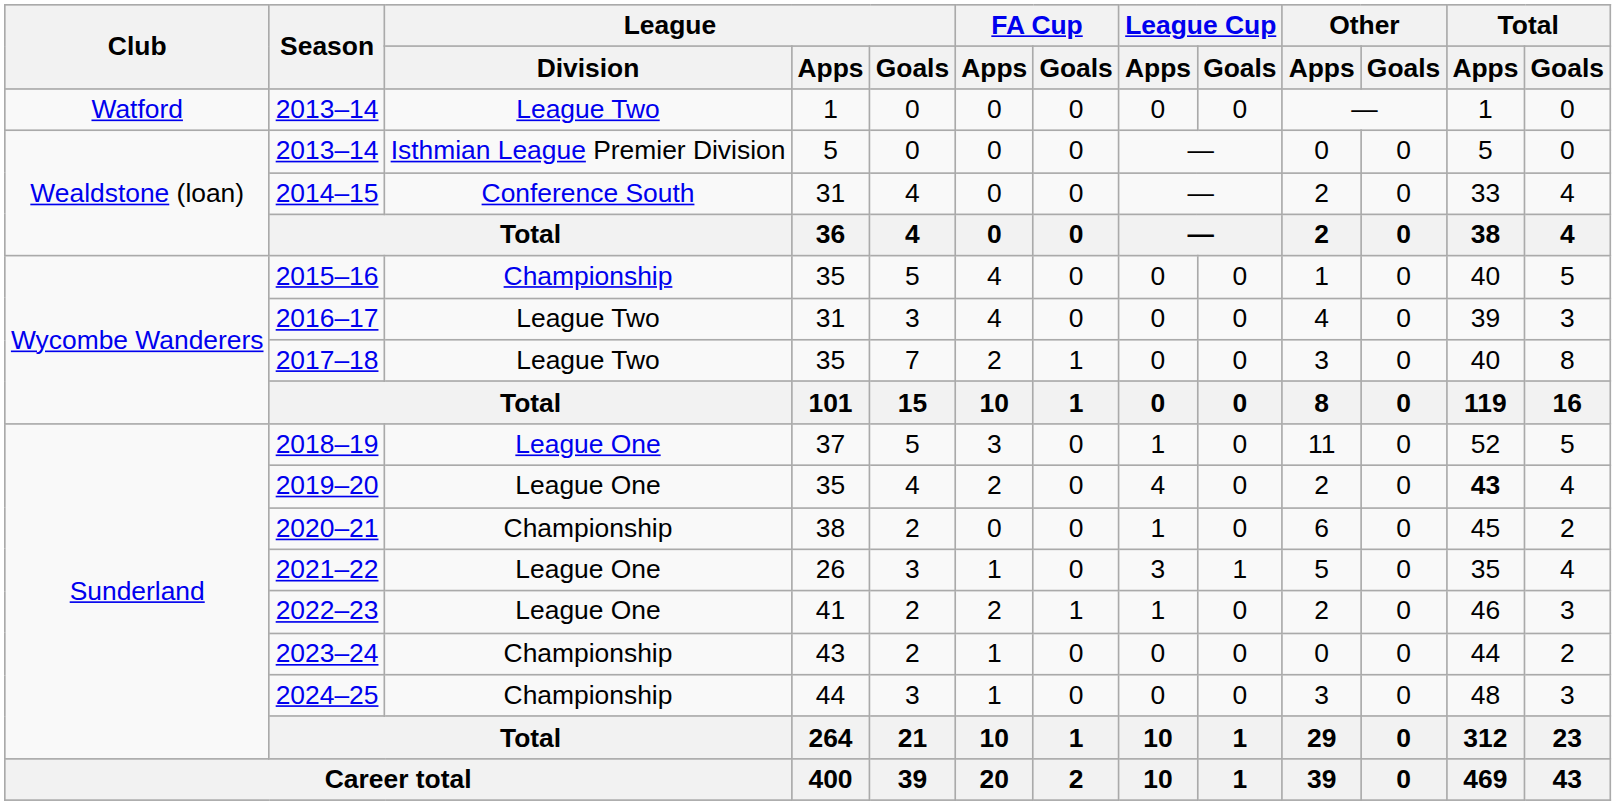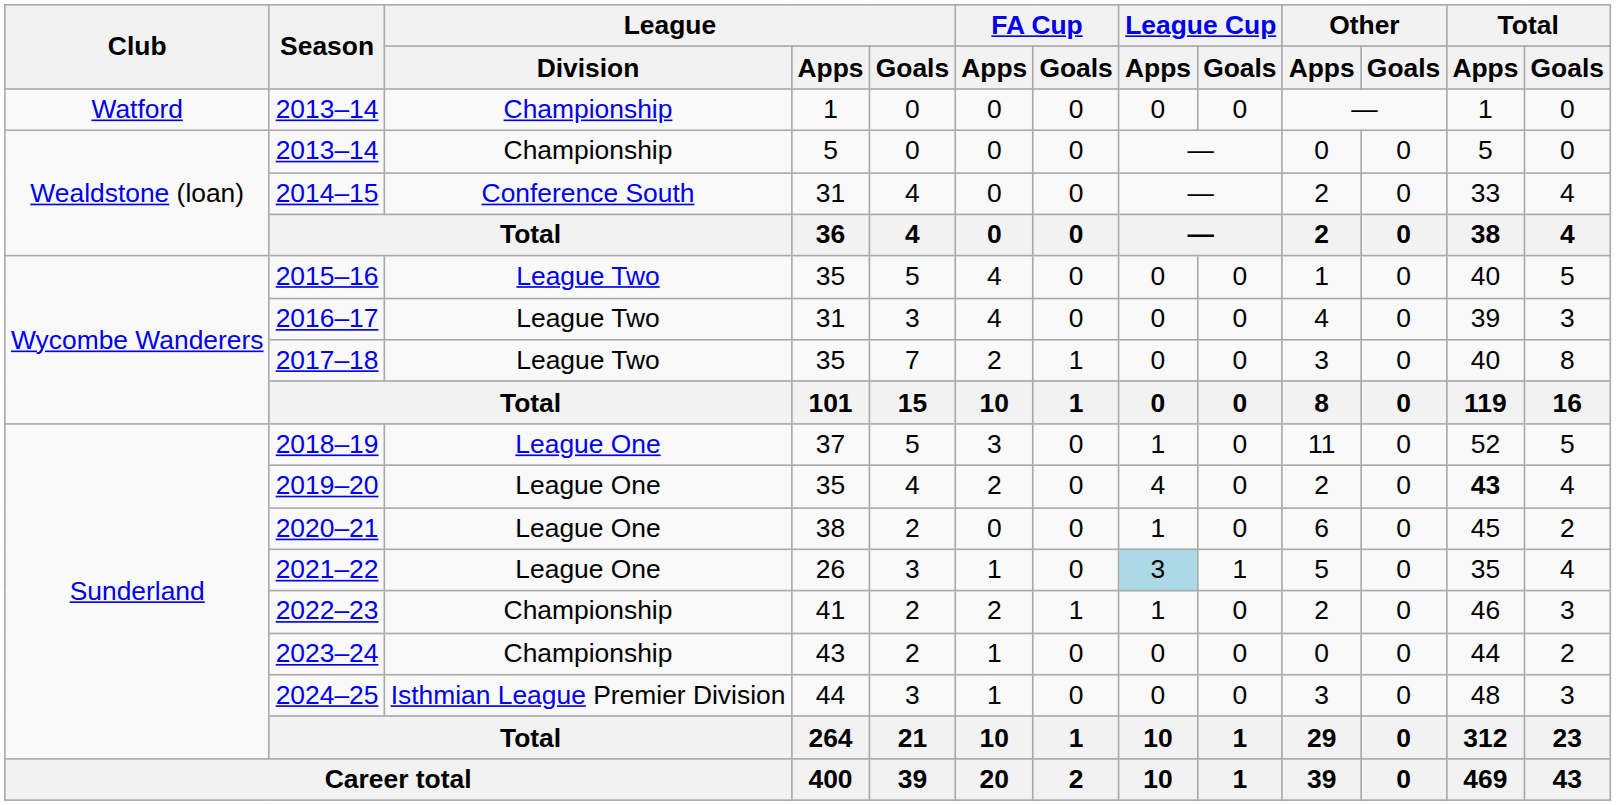(588, 109) League Two -> (588, 109) Championship
(588, 151) Isthmian League Premier Division -> (588, 151) Championship
(588, 276) Championship -> (588, 276) League Two
(588, 527) Championship -> (588, 527) League One
(1158, 569) no background -> (1158, 569) lightblue background
(588, 611) League One -> (588, 611) Championship
(588, 695) Championship -> (588, 695) Isthmian League Premier Division
